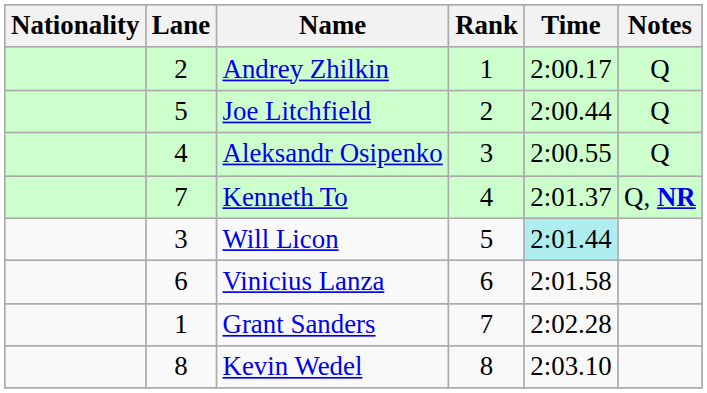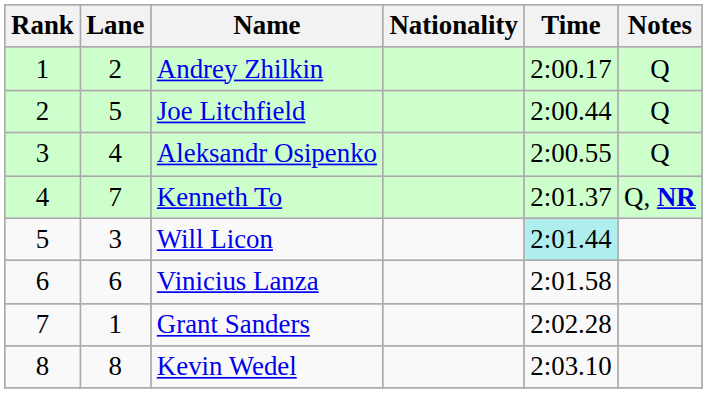columns swapped: (487, 25) <-> (75, 25)
